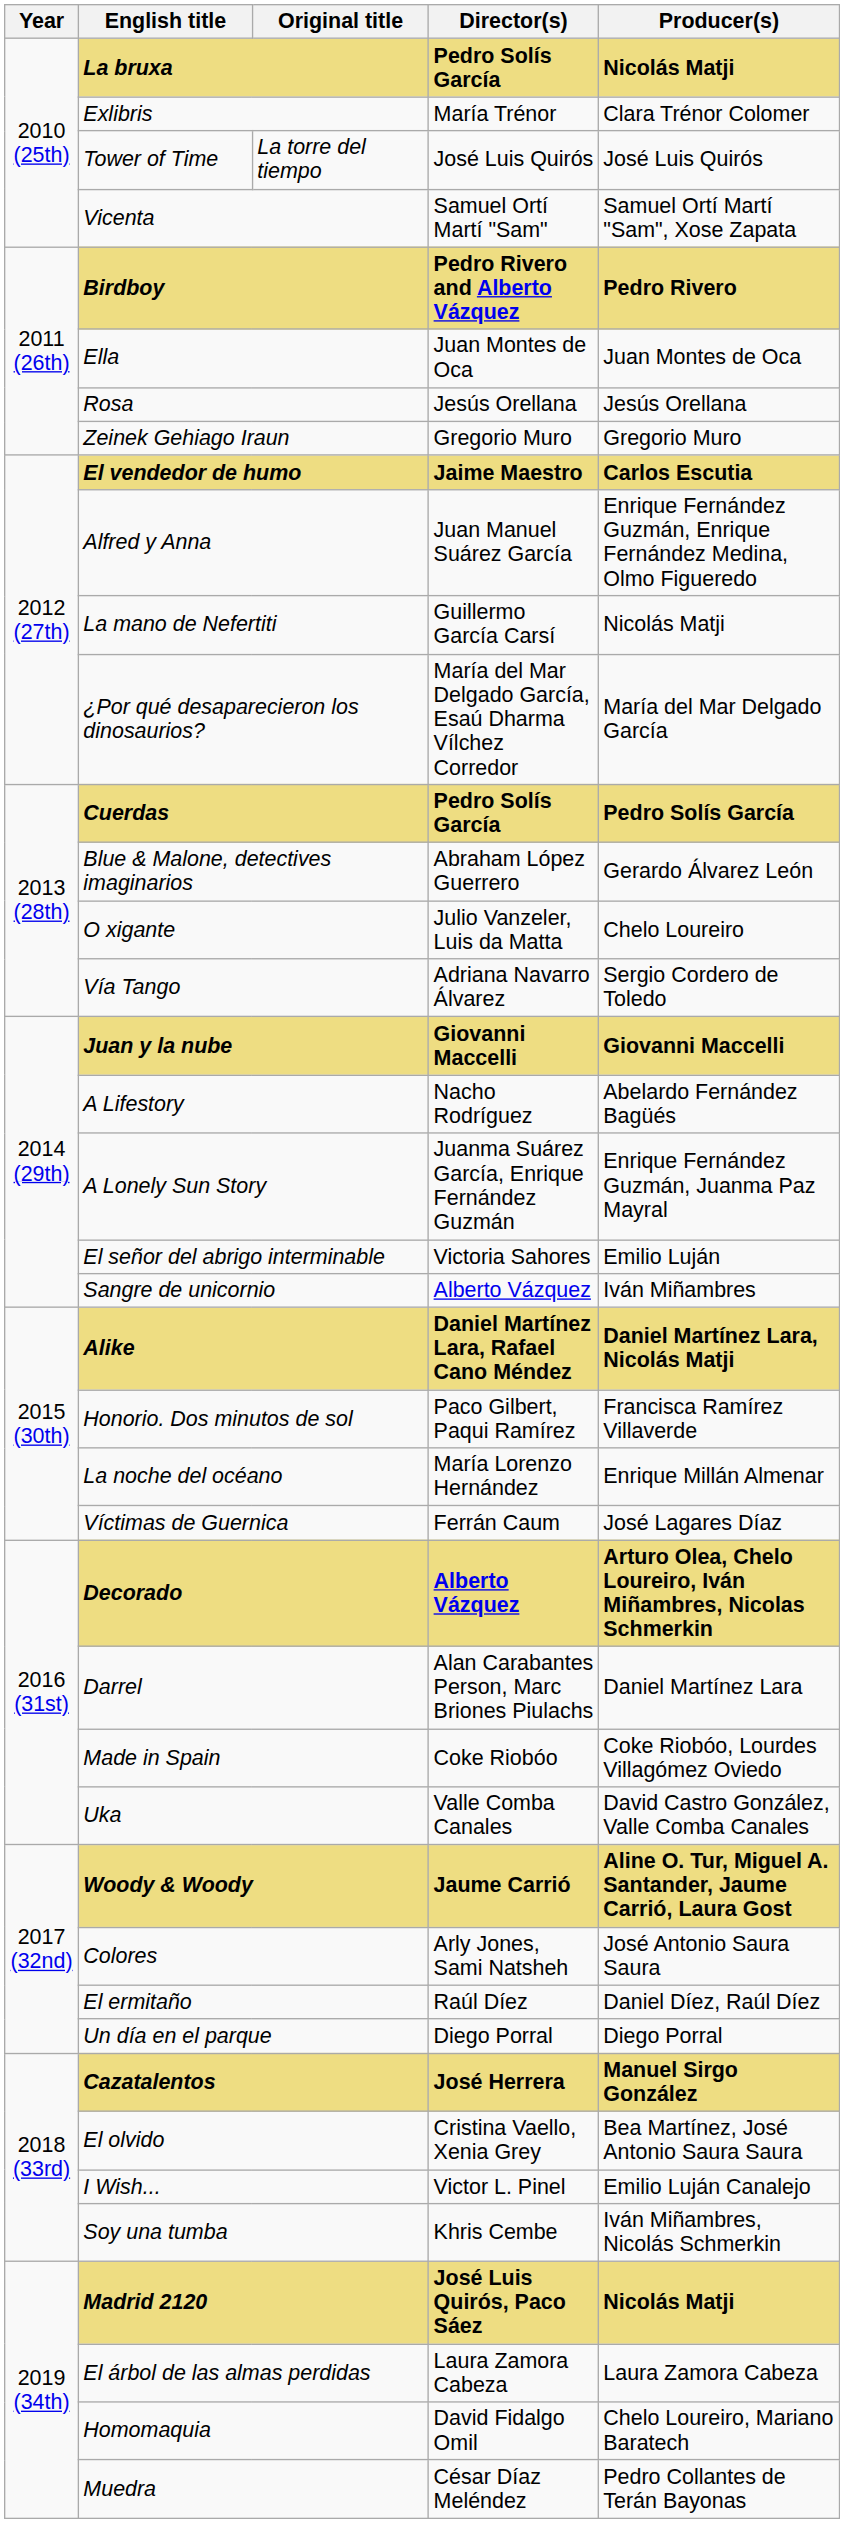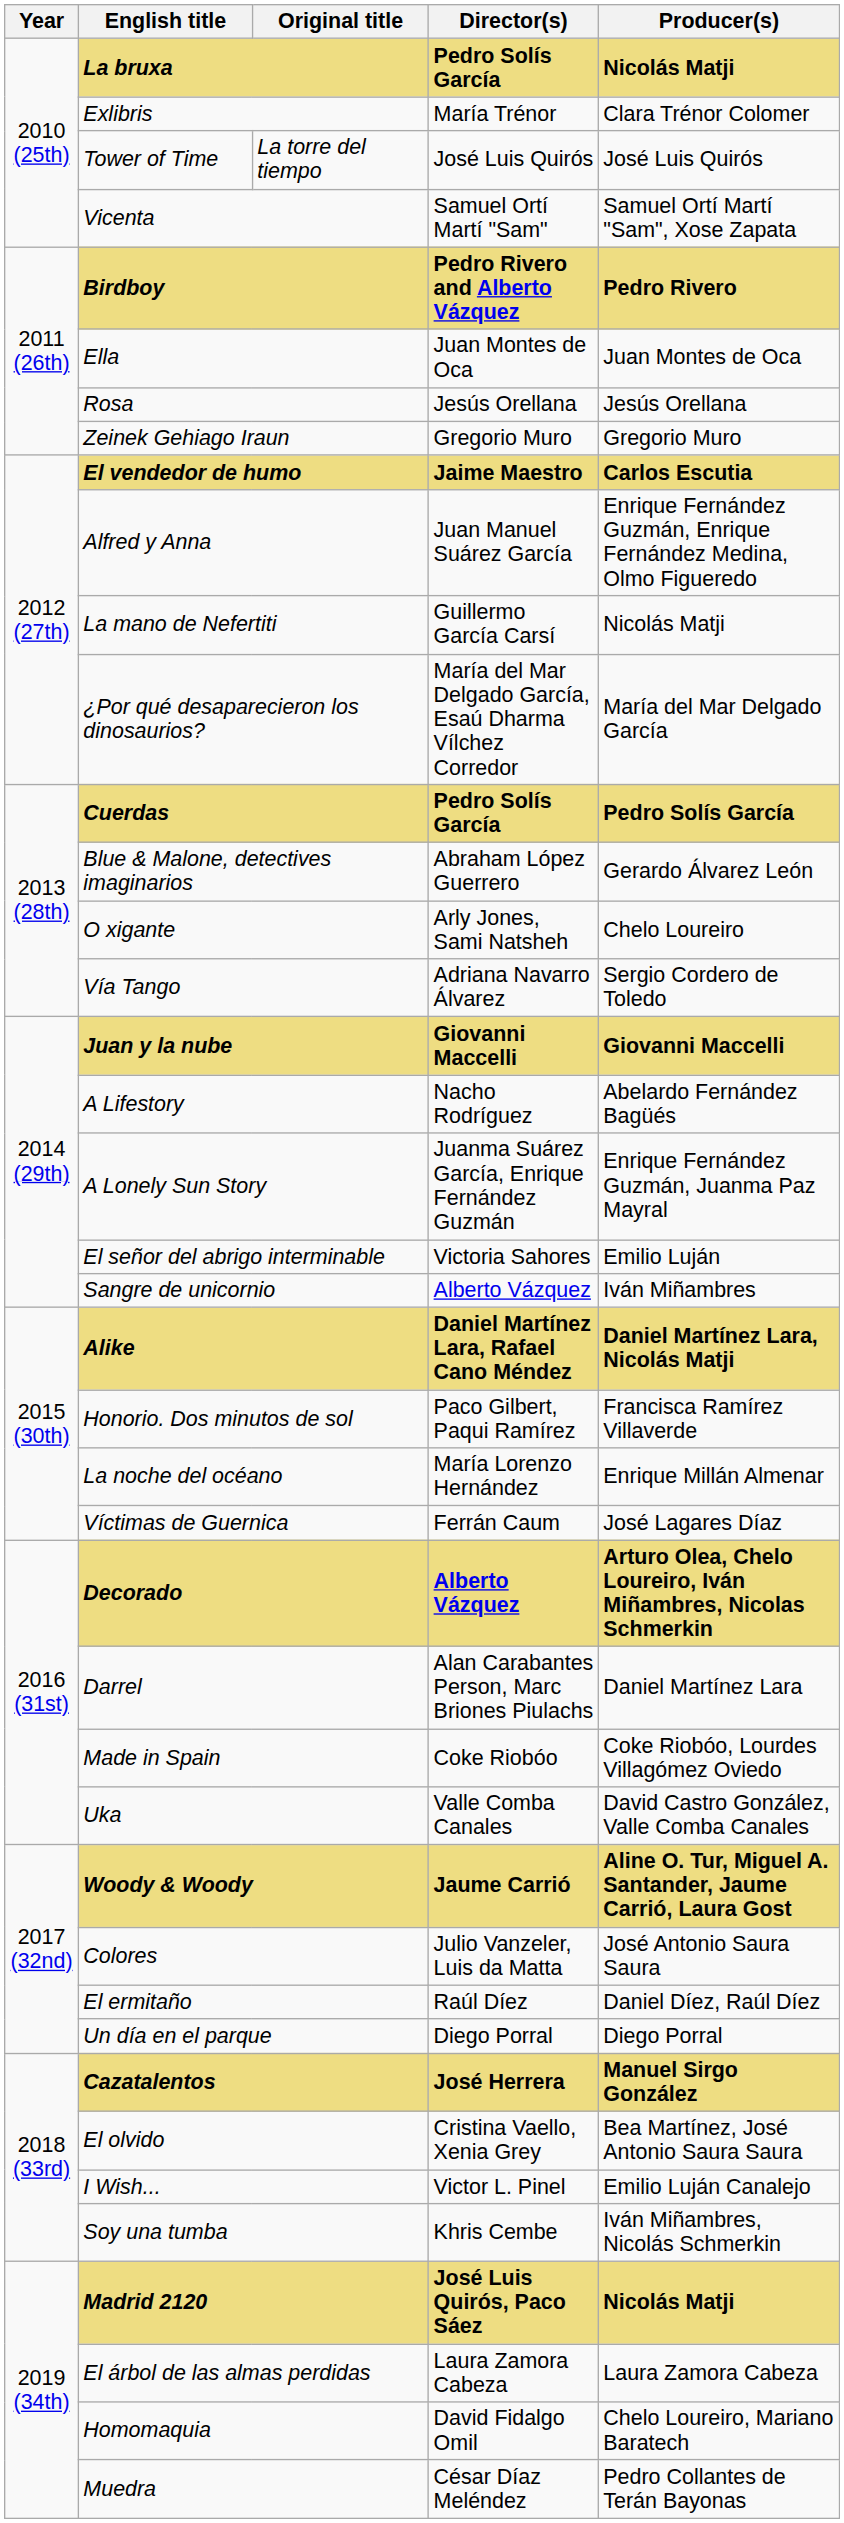(503, 929) Julio Vanzeler, Luis da Matta -> (501, 929) Arly Jones, Sami Natsheh
(501, 1955) Arly Jones, Sami Natsheh -> (503, 1955) Julio Vanzeler, Luis da Matta
